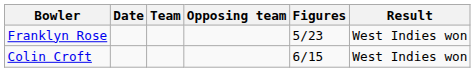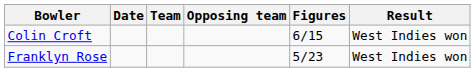rows swapped: (50, 56) <-> (57, 36)
